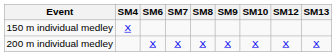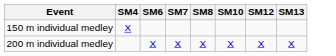- column: (228, 12)
